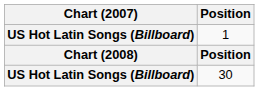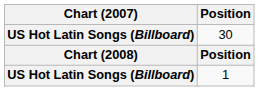rows swapped: (226, 34) <-> (226, 75)
